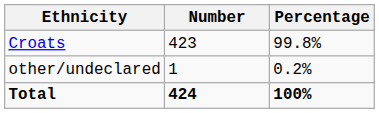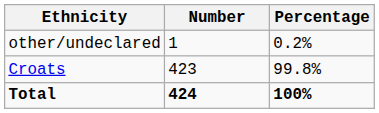rows swapped: (37, 43) <-> (85, 69)
